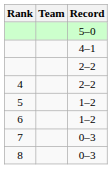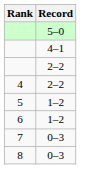- column: (51, 13)
